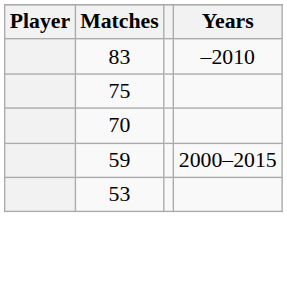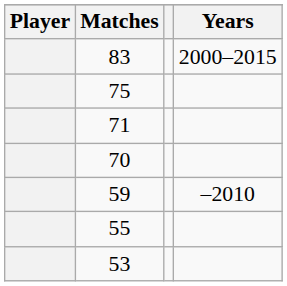(228, 56) –2010 -> (228, 56) 2000–2015
+ row: (119, 125)
(228, 159) 2000–2015 -> (228, 194) –2010
+ row: (119, 228)
